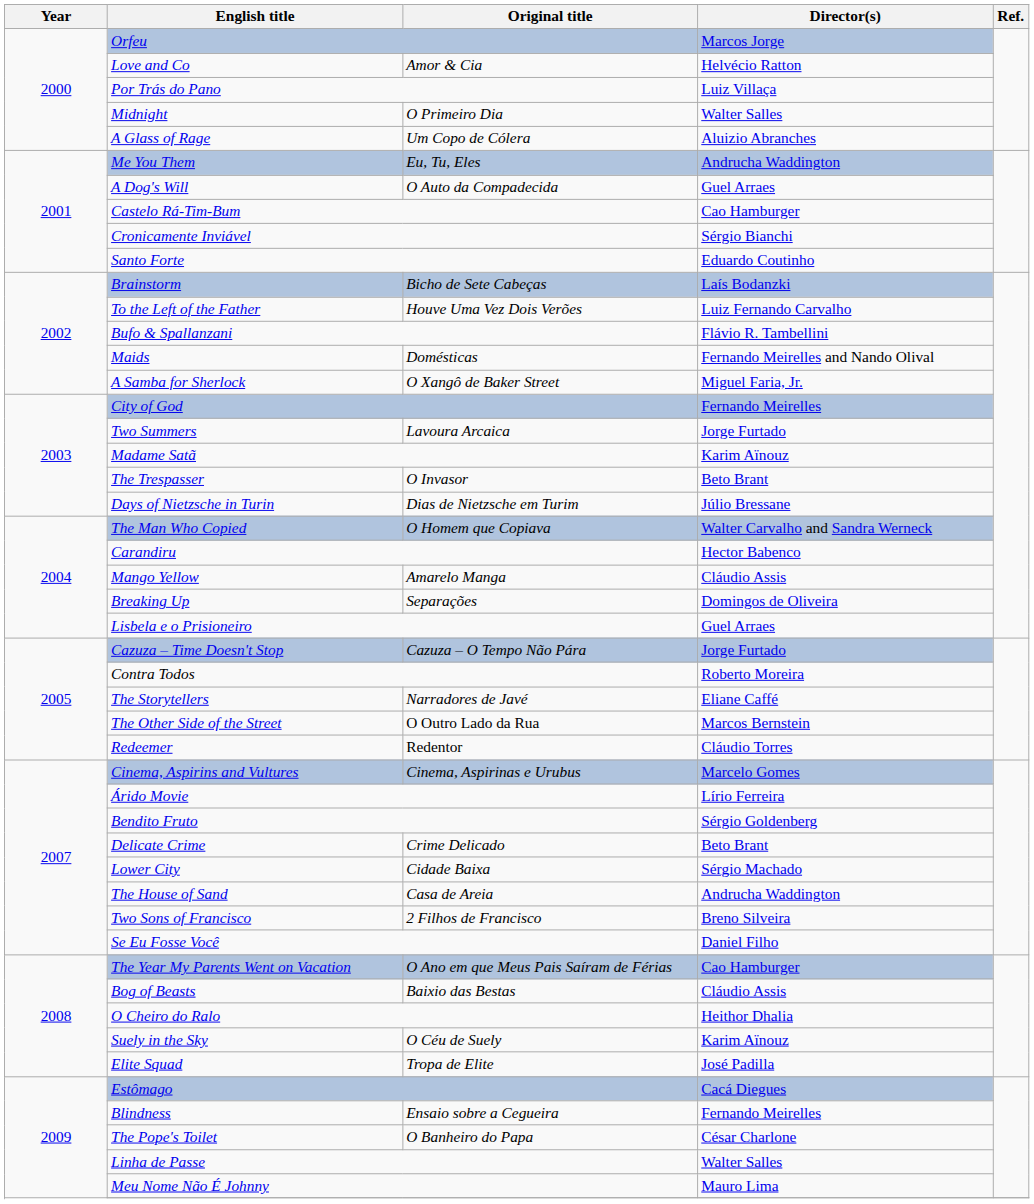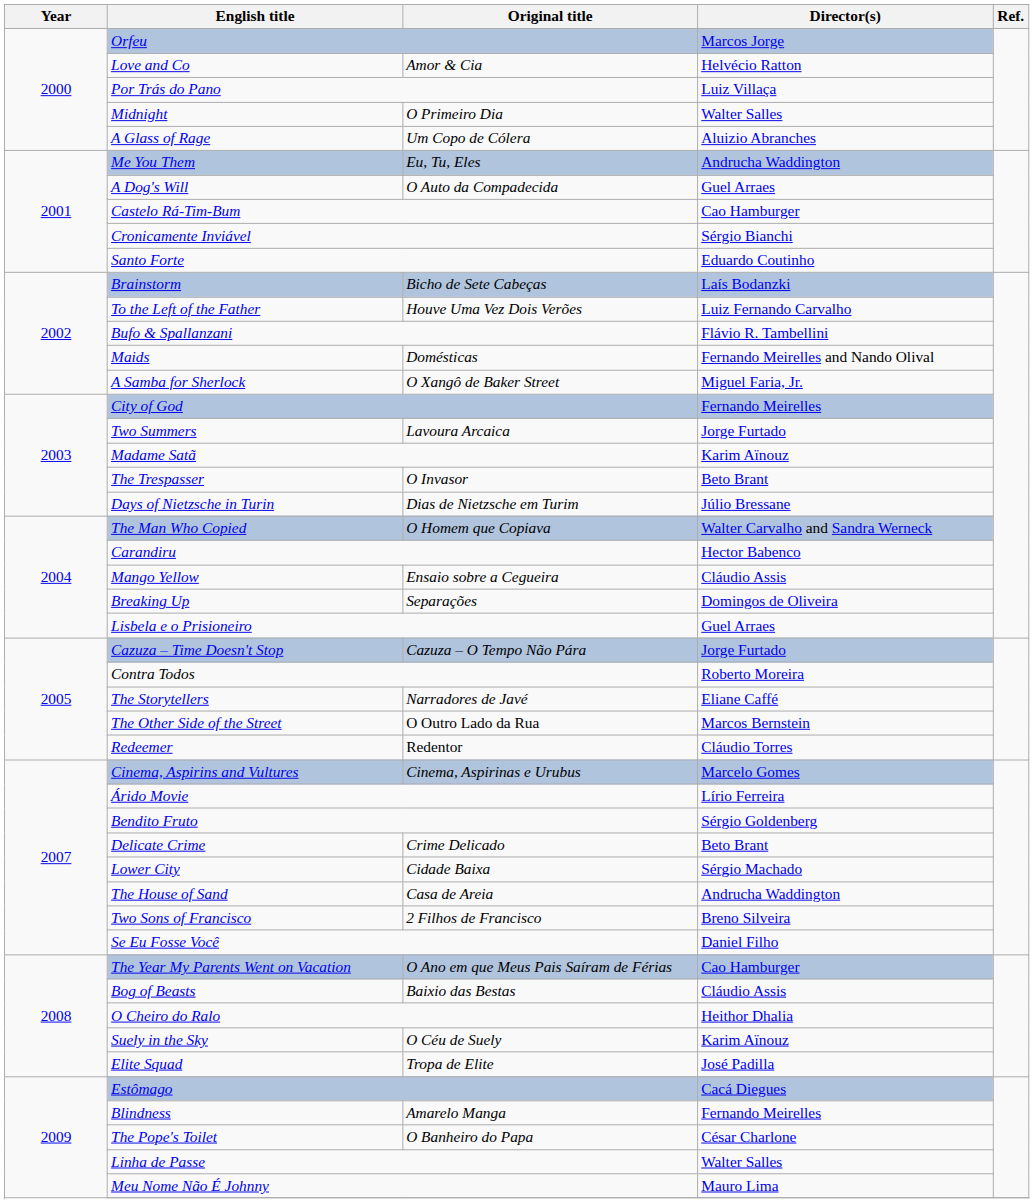(456, 576) Amarelo Manga -> (482, 576) Ensaio sobre a Cegueira
(482, 1112) Ensaio sobre a Cegueira -> (456, 1112) Amarelo Manga
